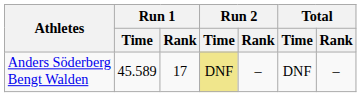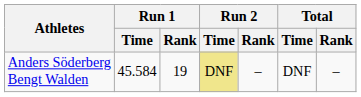(137, 72) 45.589 -> (137, 72) 45.584
(180, 72) 17 -> (180, 72) 19
